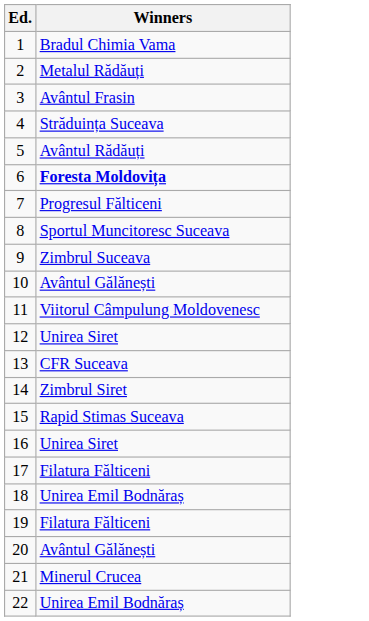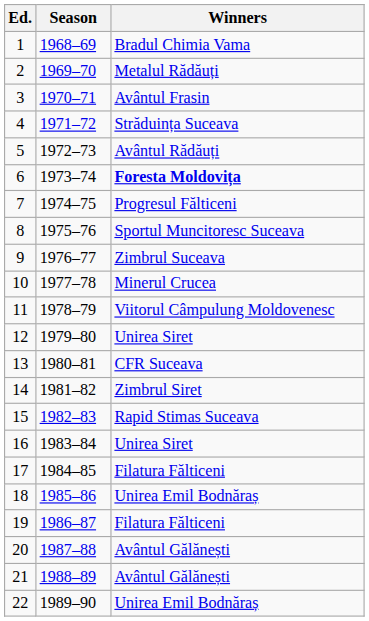+ column: (73, 18)
(97, 284) Avântul Gălănești -> (165, 284) Minerul Crucea
(90, 576) Minerul Crucea -> (172, 576) Avântul Gălănești
